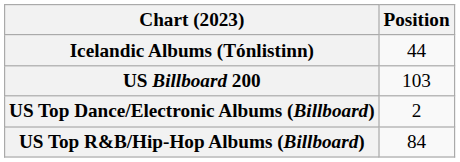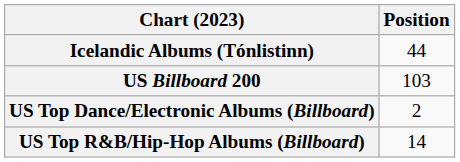(417, 141) 84 -> (417, 141) 14
